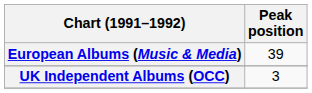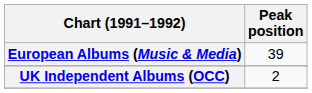(276, 76) 3 -> (276, 76) 2
